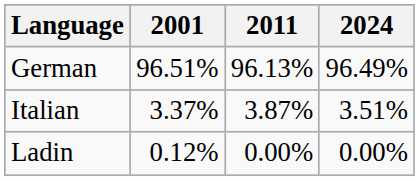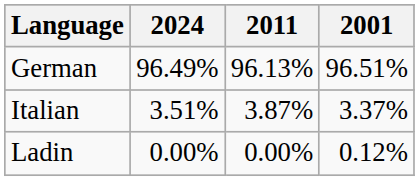columns swapped: (177, 25) <-> (367, 25)
